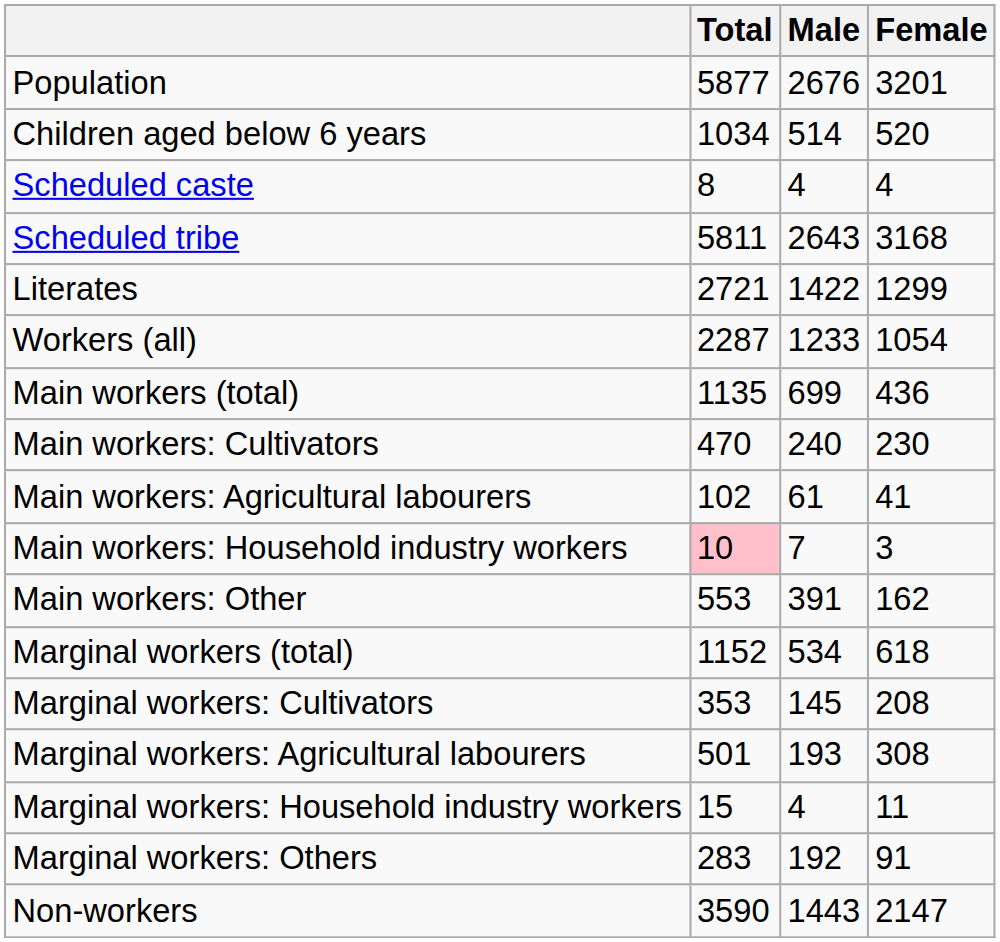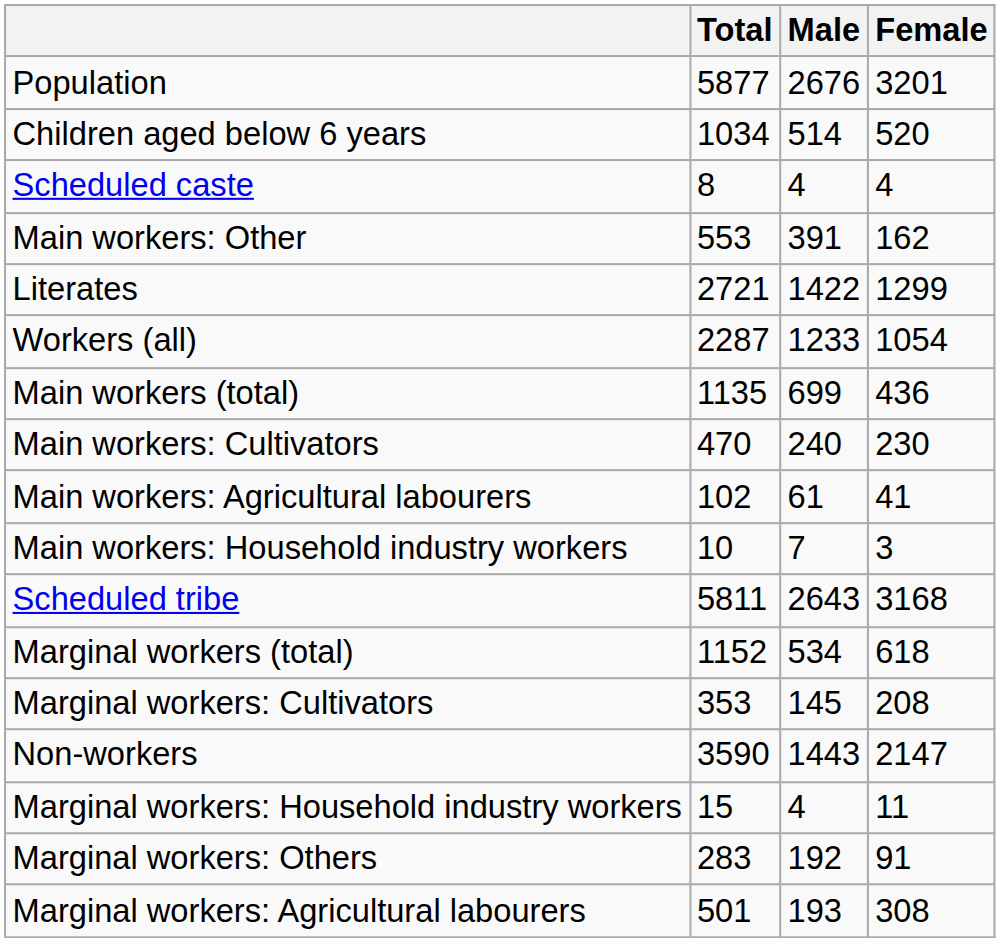rows swapped: (126, 237) <-> (159, 599)
(715, 548) pink background -> (715, 548) no background
rows swapped: (299, 755) <-> (105, 910)
